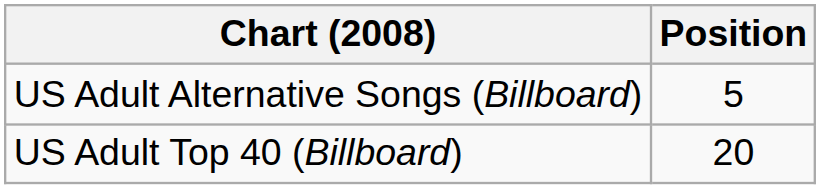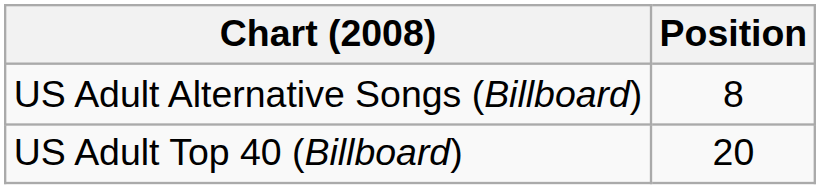(733, 93) 5 -> (733, 93) 8
